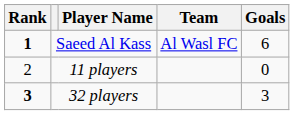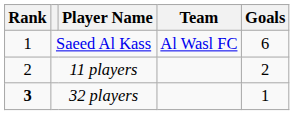(28, 43) bold -> (28, 43) normal
(265, 69) 0 -> (265, 69) 2
(265, 95) 3 -> (265, 95) 1
